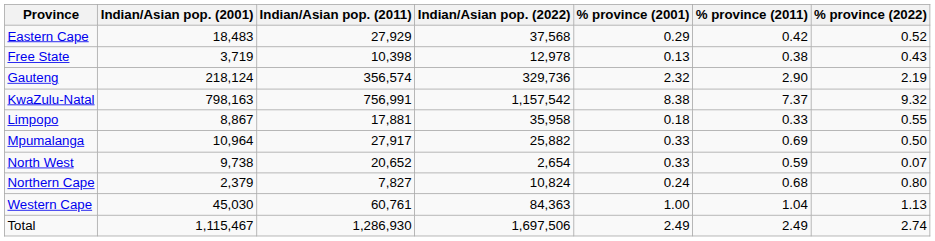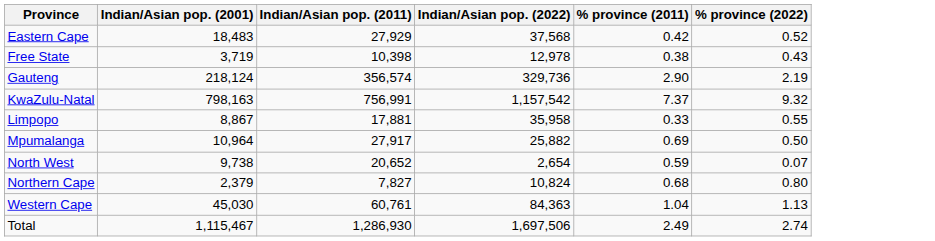- column: (633, 15)
